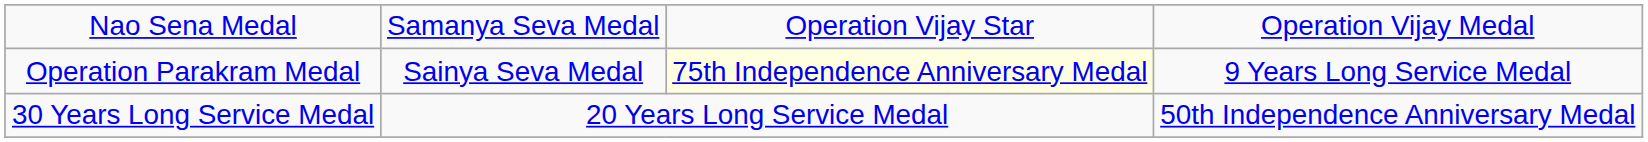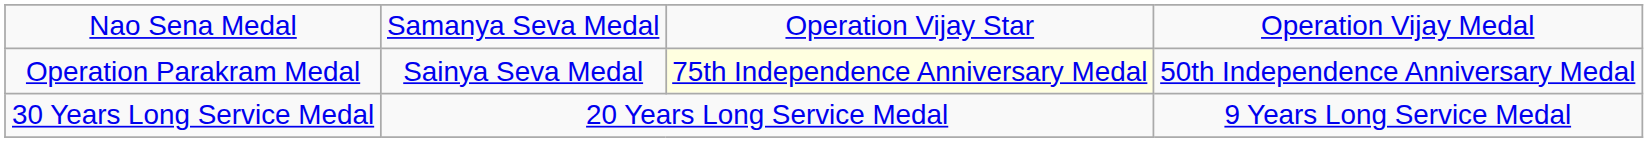(1398, 70) 9 Years Long Service Medal -> (1398, 70) 50th Independence Anniversary Medal
(1398, 114) 50th Independence Anniversary Medal -> (1398, 114) 9 Years Long Service Medal
